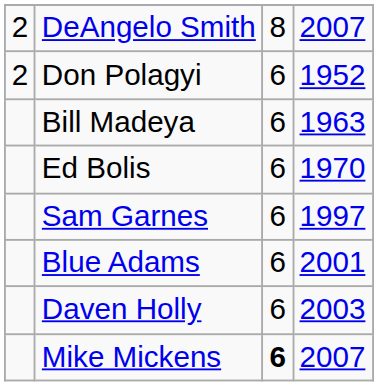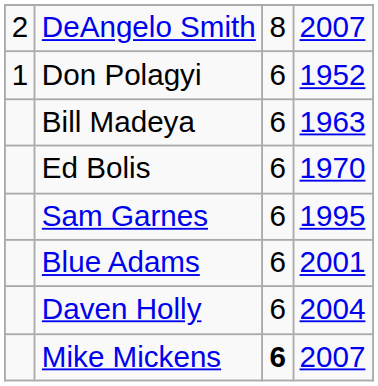(20, 74) 2 -> (20, 74) 1
(332, 215) 1997 -> (332, 215) 1995
(332, 309) 2003 -> (332, 309) 2004
